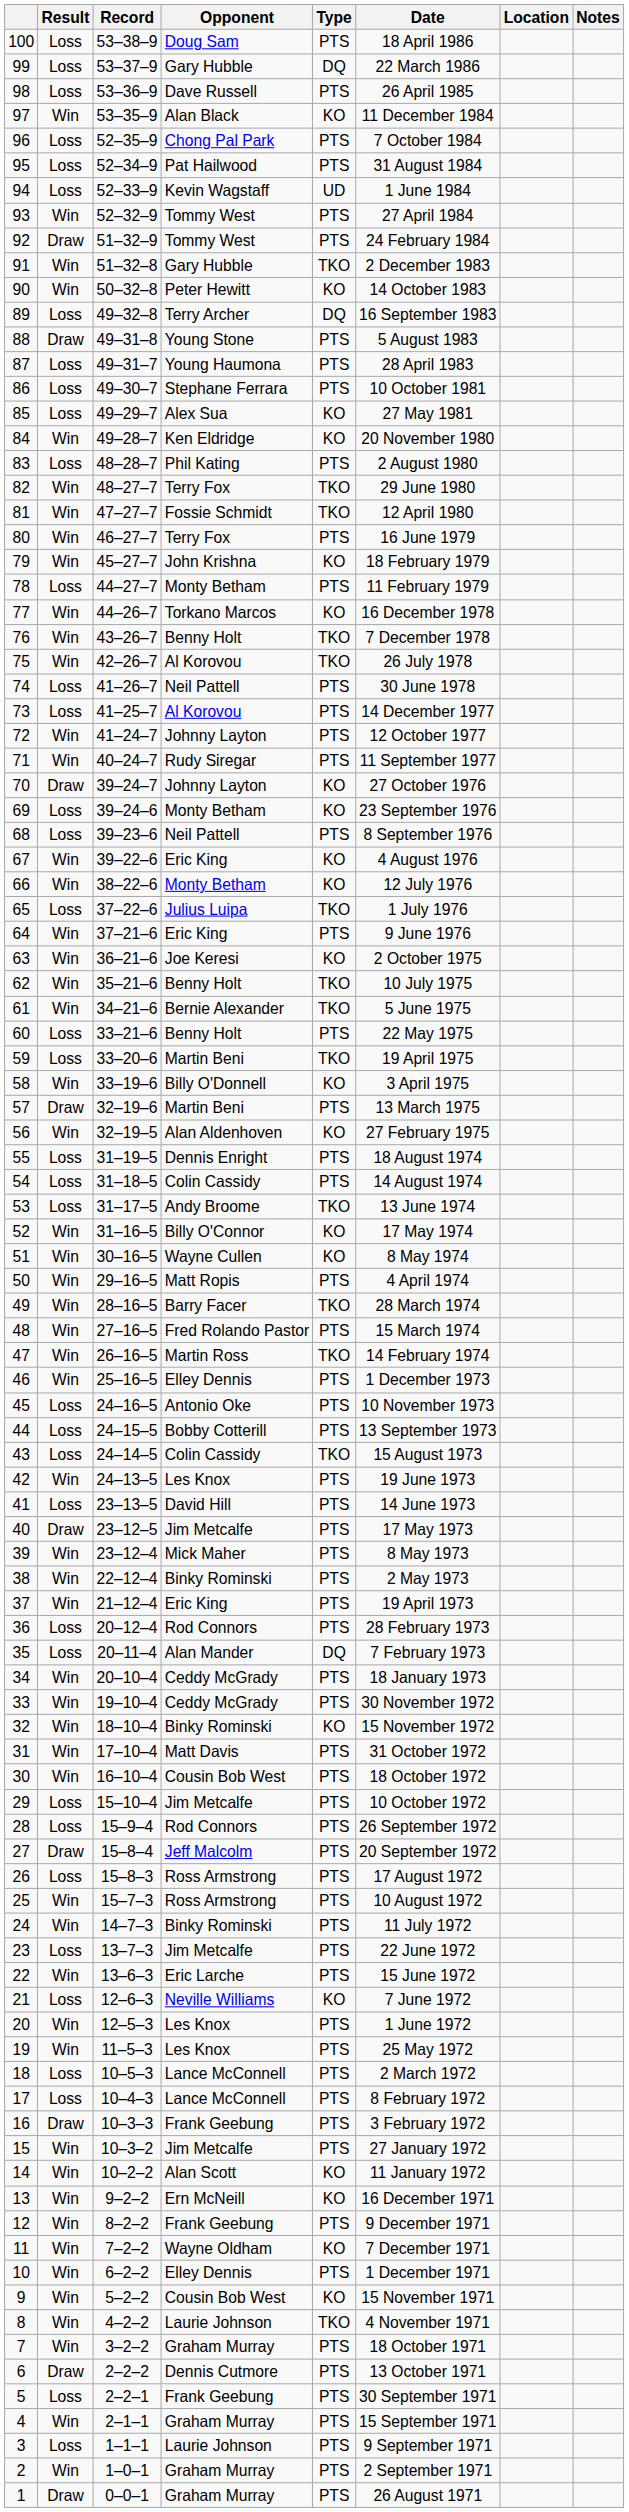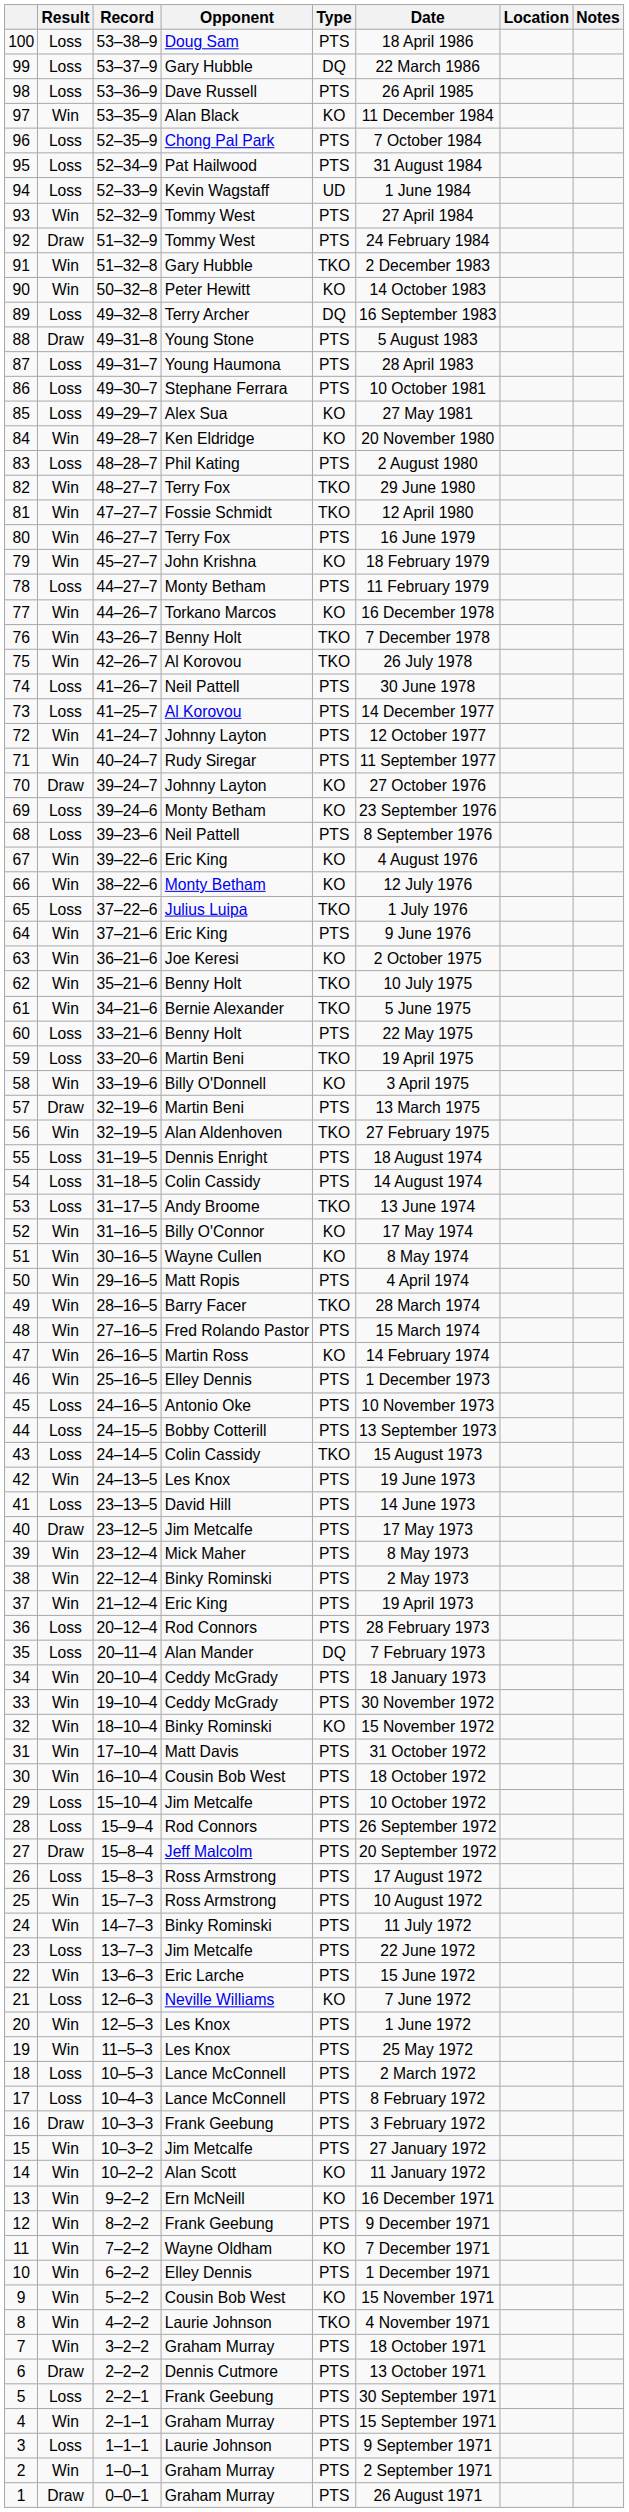(334, 1132) KO -> (334, 1132) TKO
(334, 1355) TKO -> (334, 1355) KO
